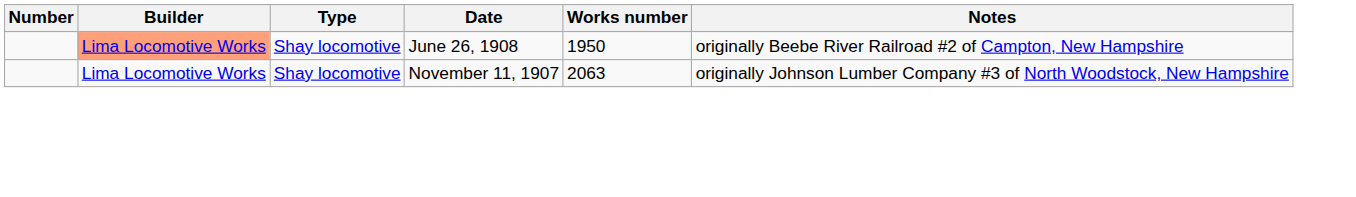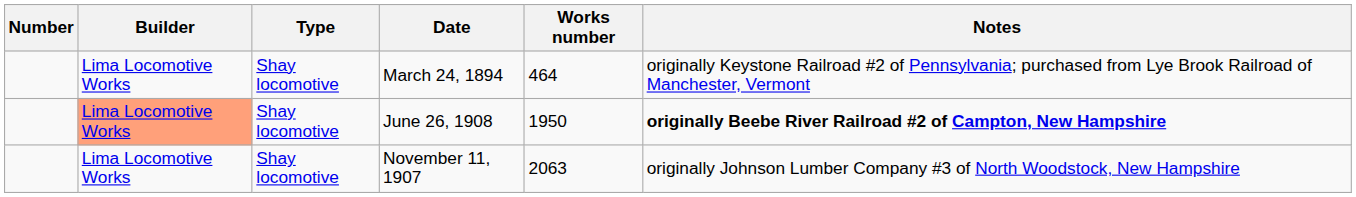+ row: (443, 74)
(940, 45) normal -> (906, 121) bold
